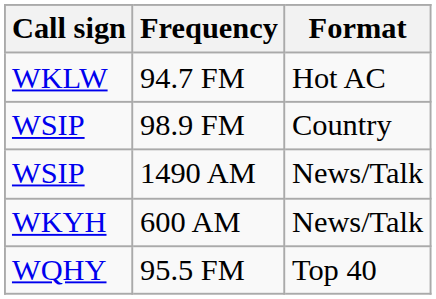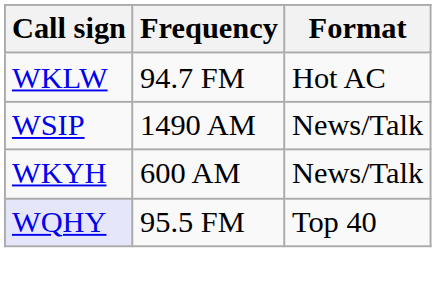- row: (192, 125)
(59, 269) no background -> (59, 221) lavender background
